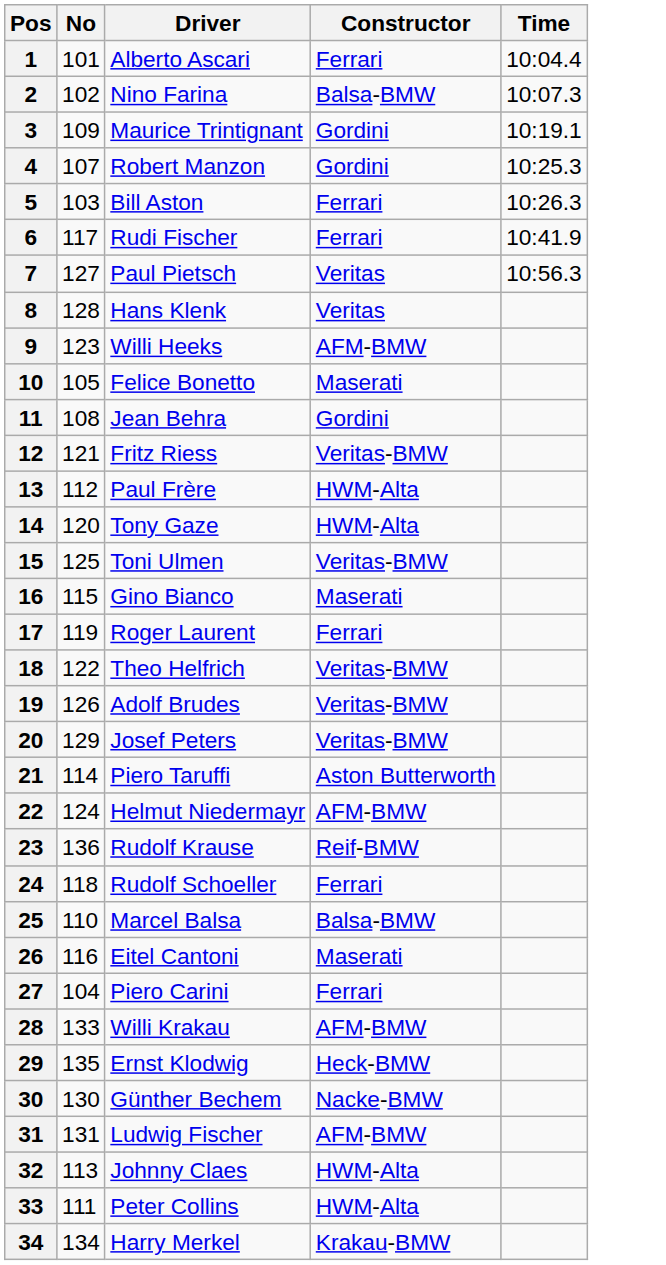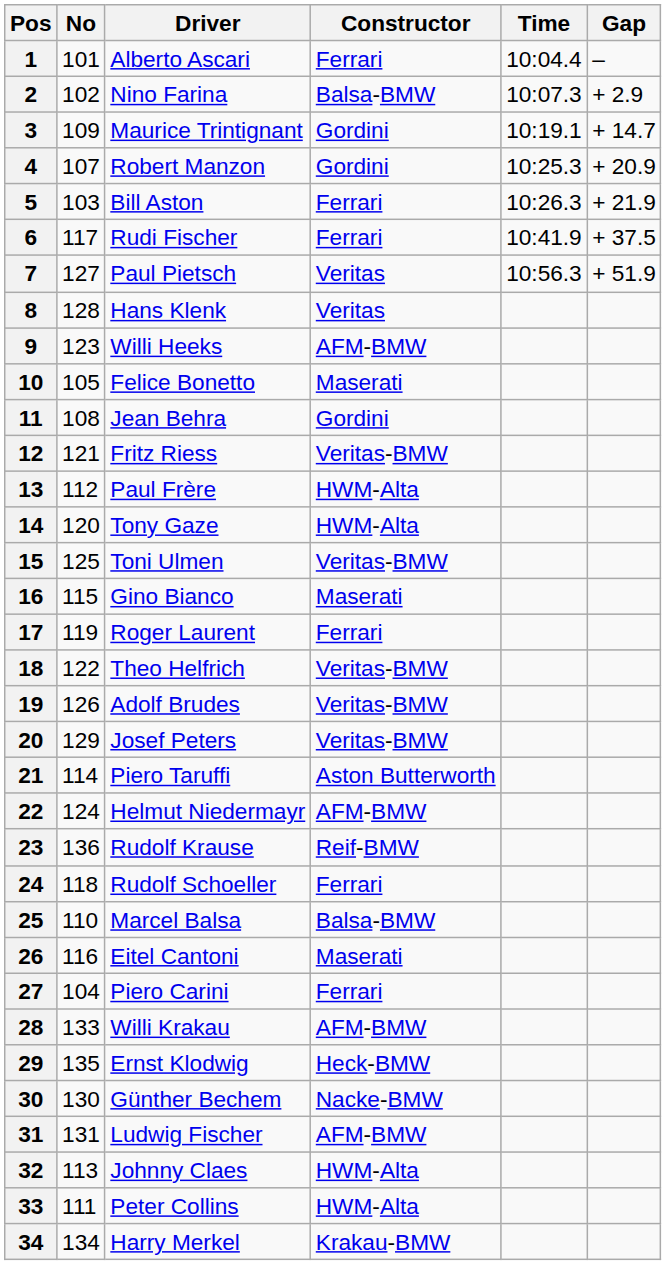+ column: (624, 23)
